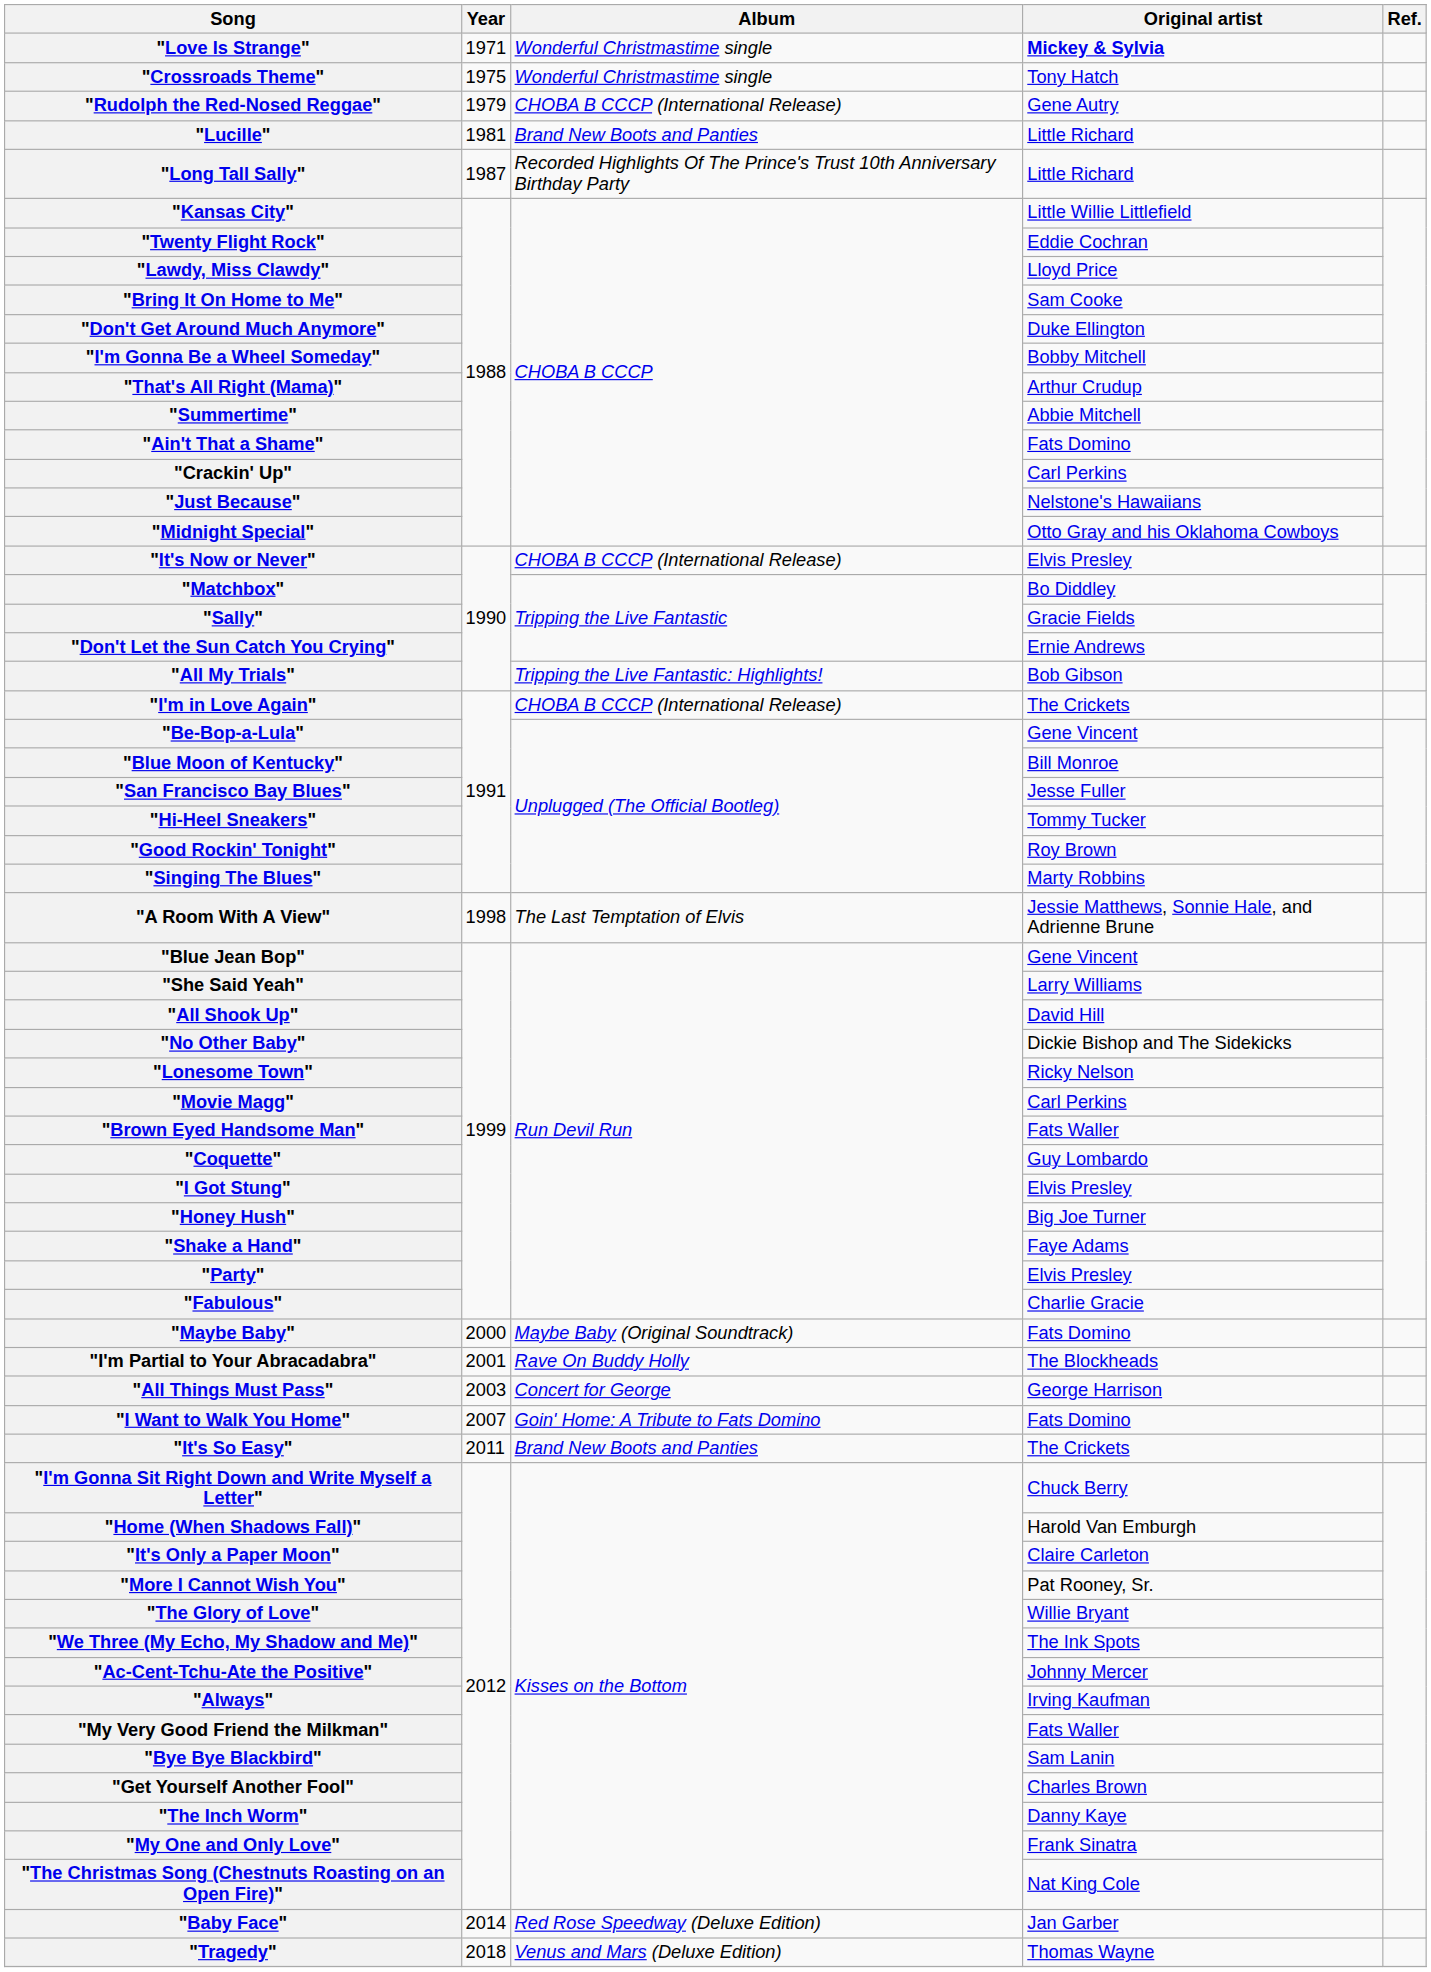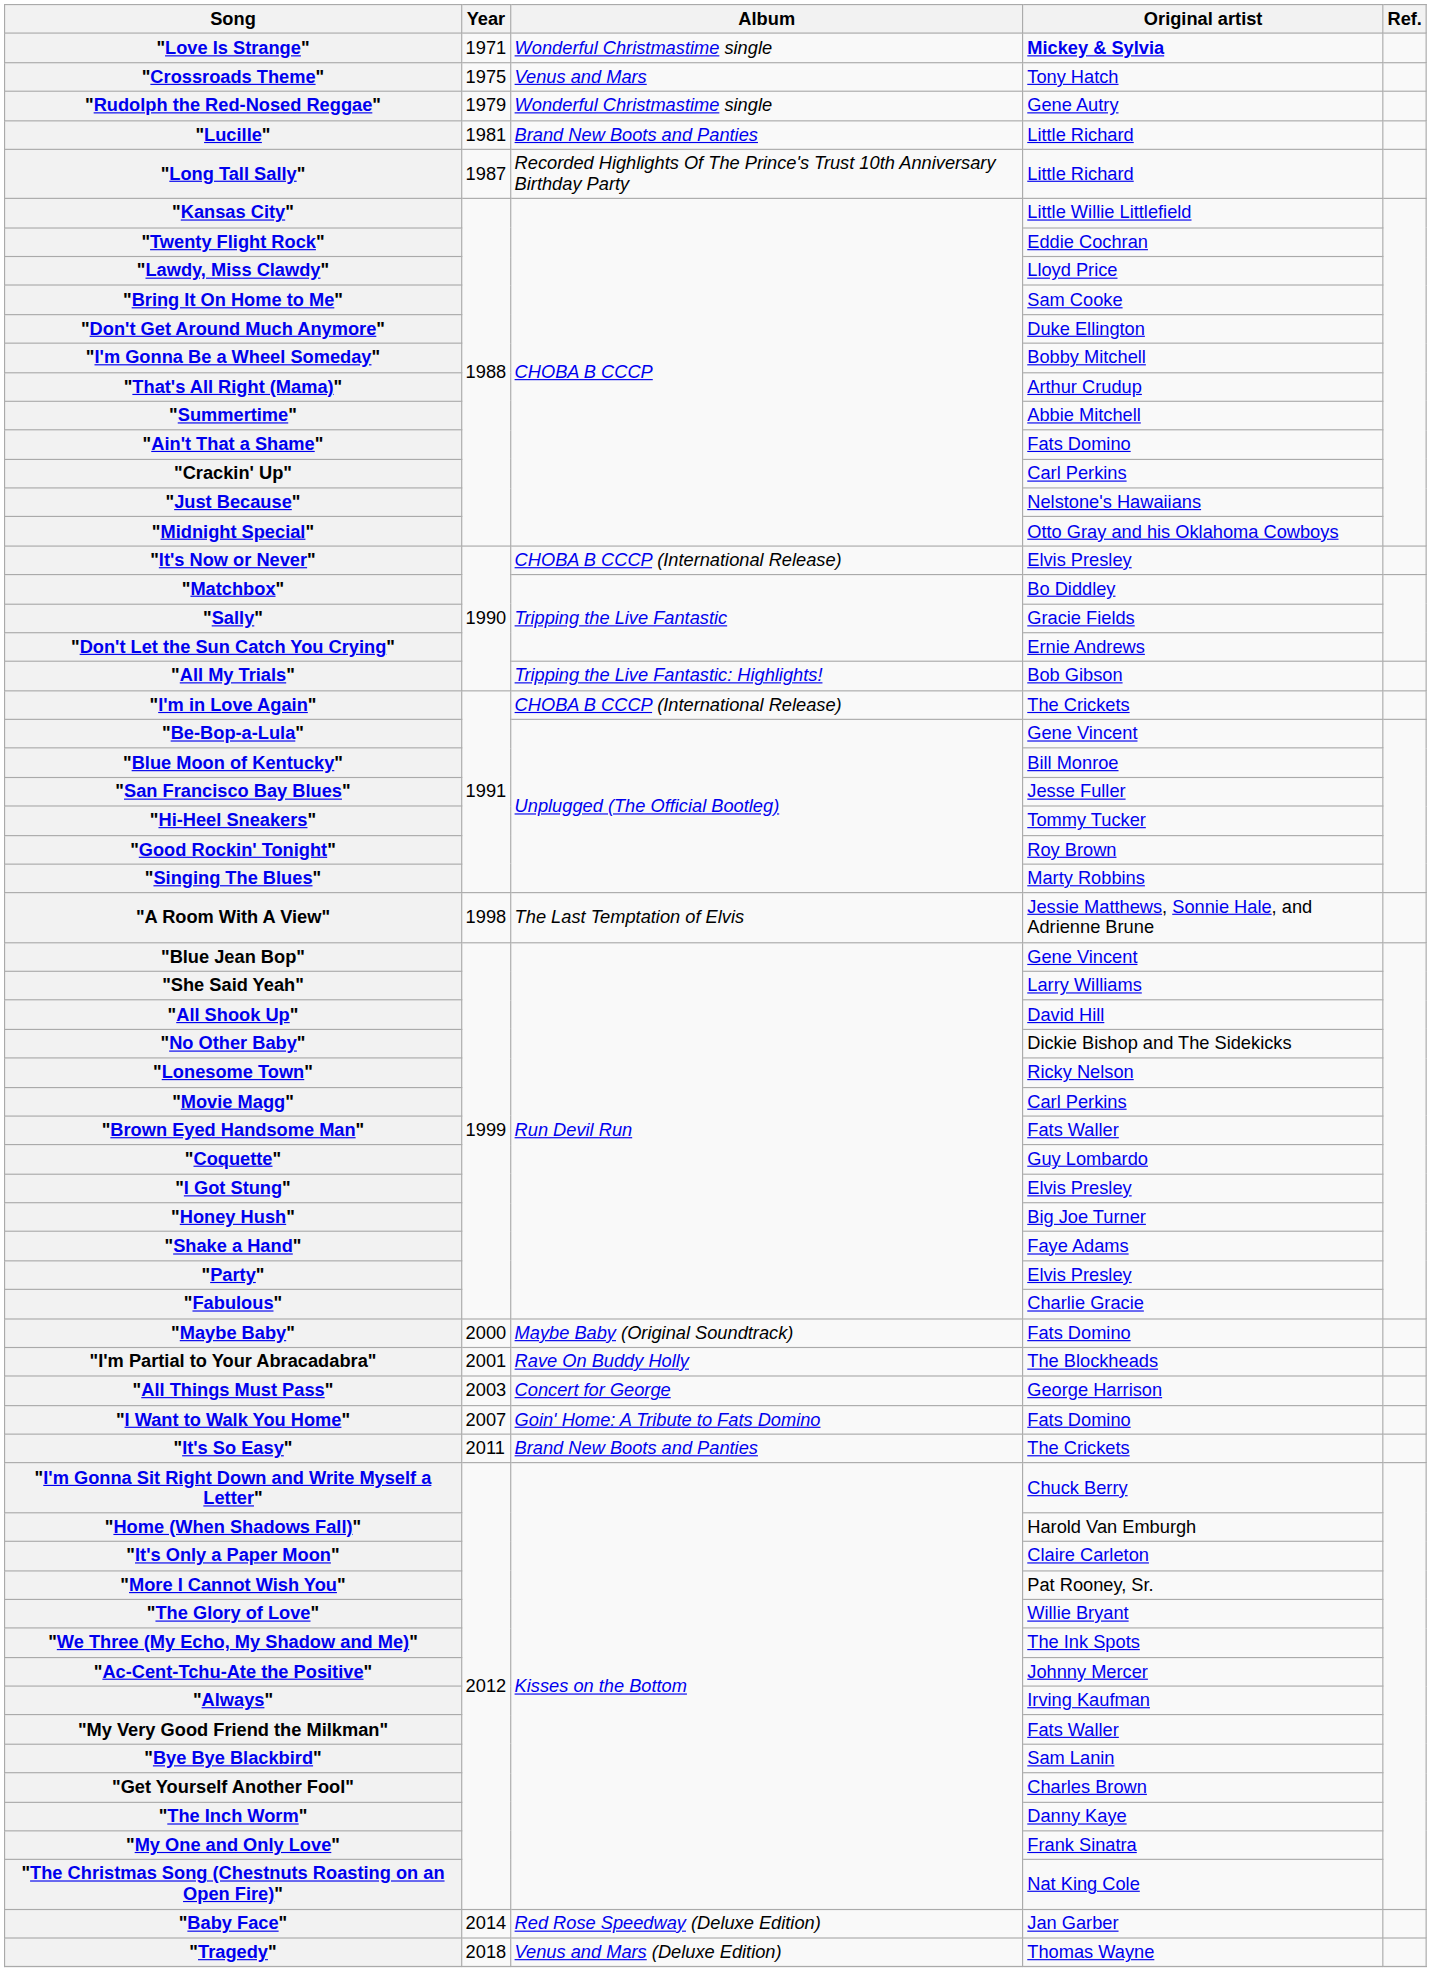(643, 76) Wonderful Christmastime single -> (581, 76) Venus and Mars
(678, 105) CHOBA B CCCP (International Release) -> (643, 105) Wonderful Christmastime single
